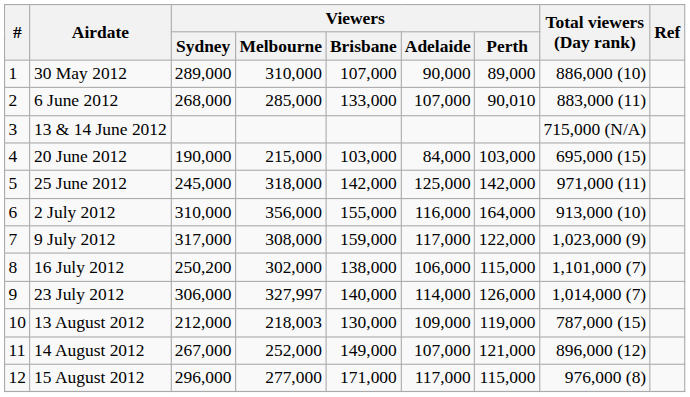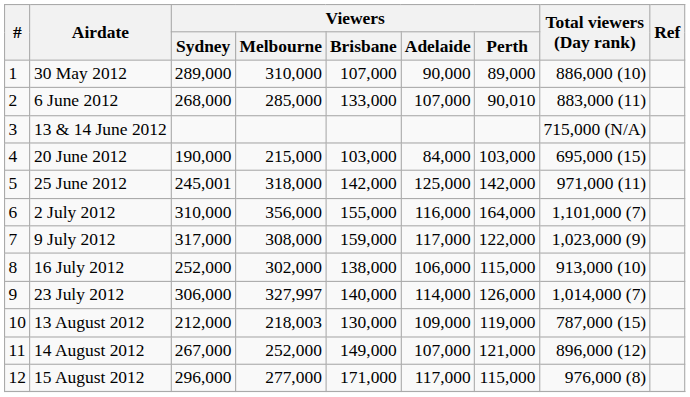(203, 184) 245,000 -> (203, 184) 245,001
(601, 211) 913,000 (10) -> (599, 211) 1,101,000 (7)
(203, 267) 250,200 -> (203, 267) 252,000
(599, 267) 1,101,000 (7) -> (601, 267) 913,000 (10)
